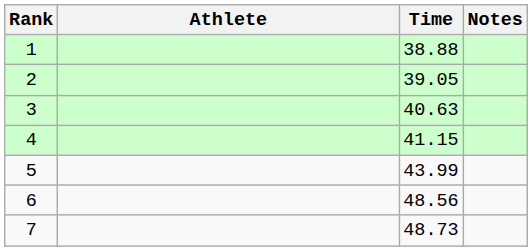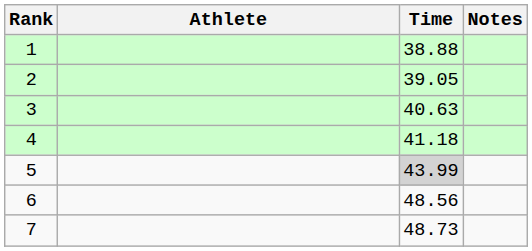(431, 140) 41.15 -> (431, 140) 41.18
(431, 170) no background -> (431, 170) lightgrey background
